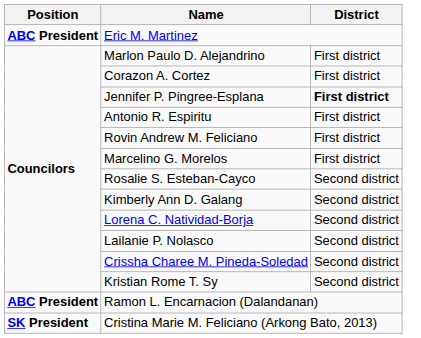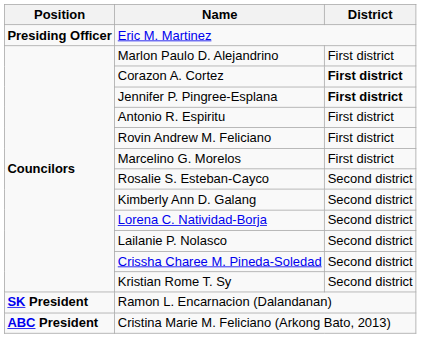(53, 35) ABC President -> (60, 35) Presiding Officer
(347, 76) normal -> (365, 76) bold
(53, 302) ABC President -> (48, 302) SK President
(48, 323) SK President -> (53, 323) ABC President
